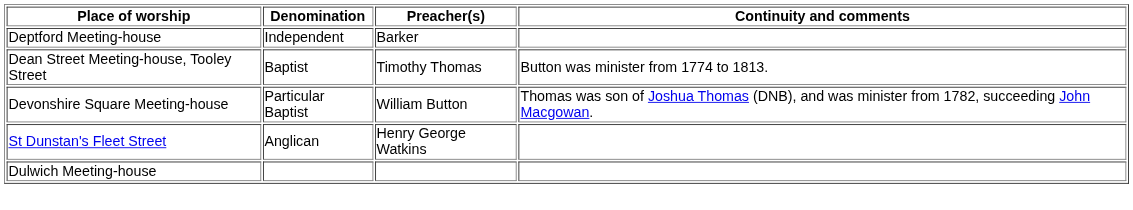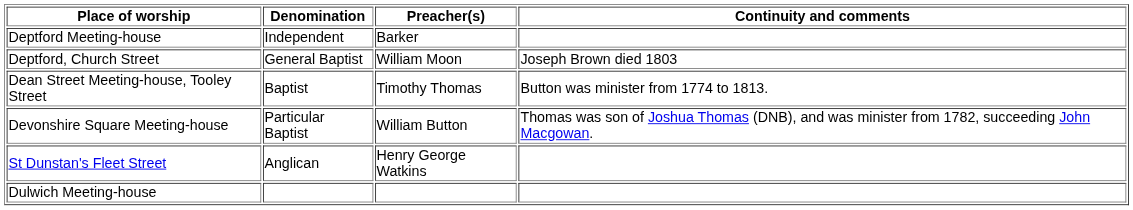+ row: (84, 59)
